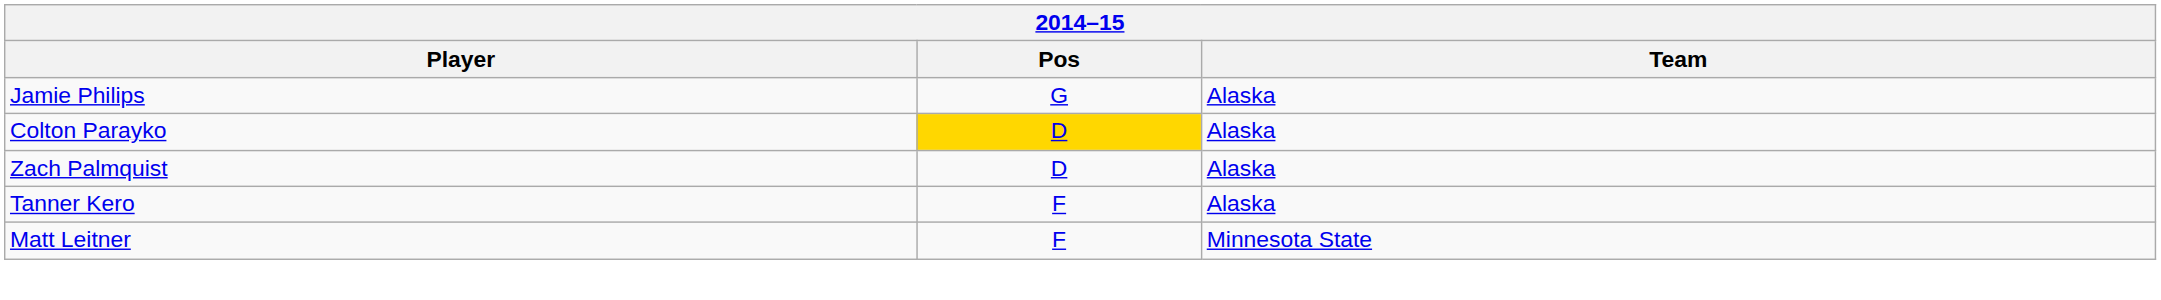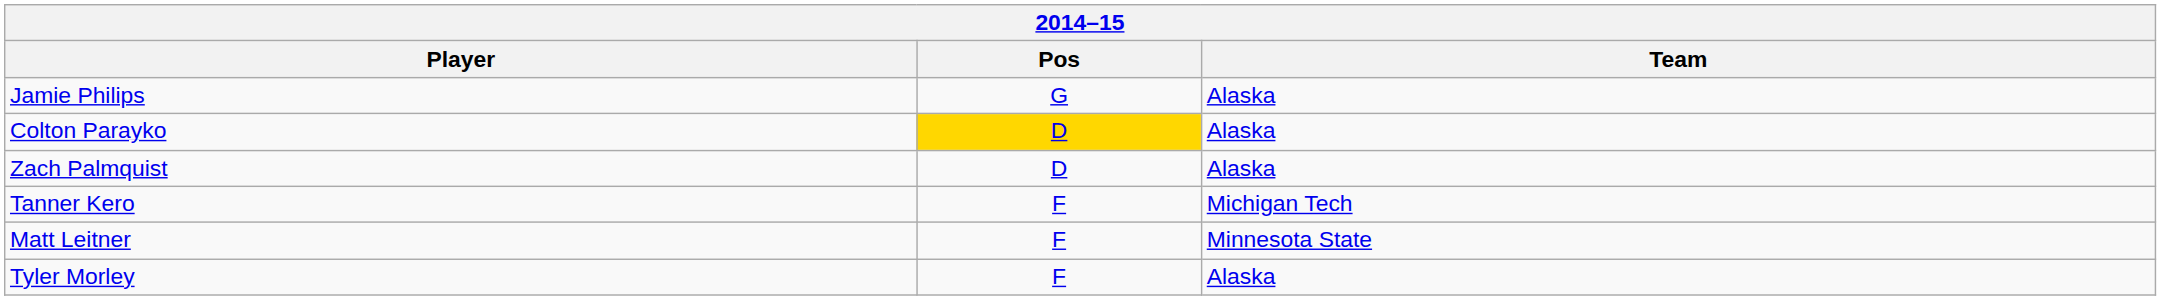(1241, 204) Alaska -> (1280, 204) Michigan Tech
+ row: (72, 276)
